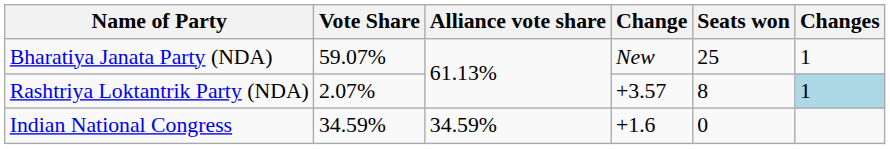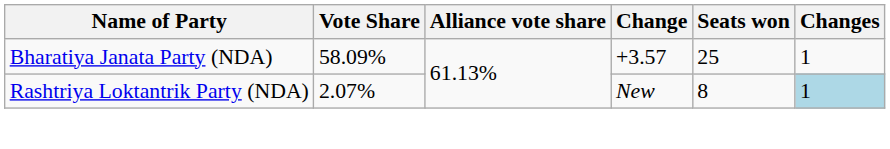(352, 56) 59.07% -> (352, 56) 58.09%
(635, 56) New -> (641, 56) +3.57
(641, 90) +3.57 -> (635, 90) New
- row: (121, 125)
